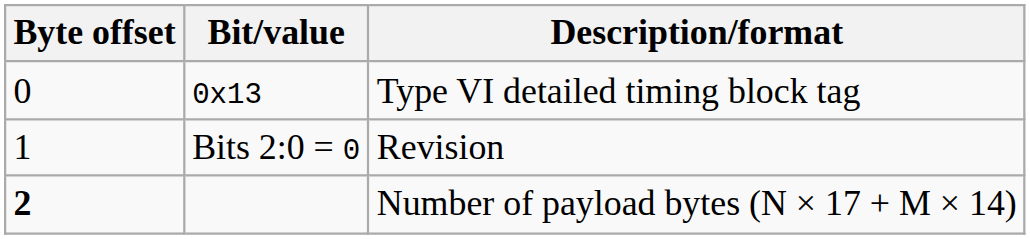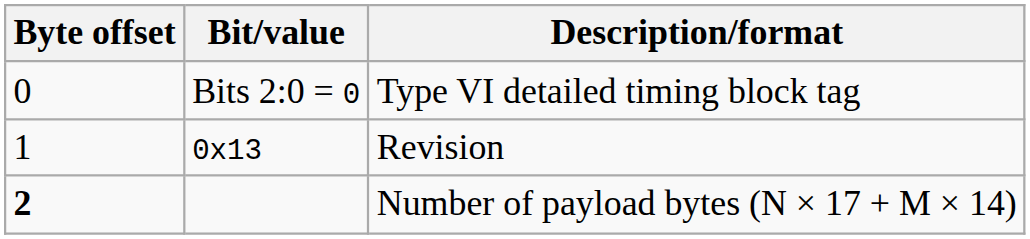(227, 94) 0x13 -> (276, 90) Bits 2:0 = 0
(276, 147) Bits 2:0 = 0 -> (227, 151) 0x13
